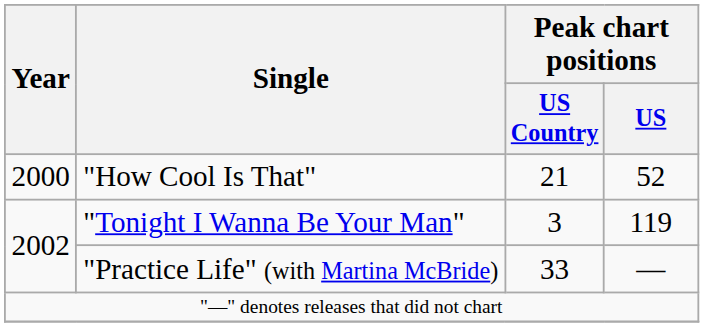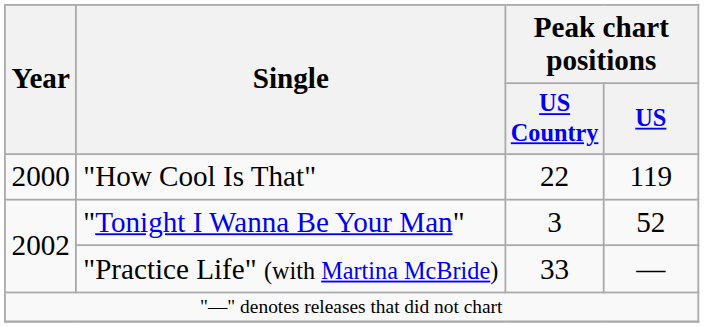(555, 176) 21 -> (555, 176) 22
(651, 176) 52 -> (651, 176) 119
(651, 222) 119 -> (651, 222) 52
